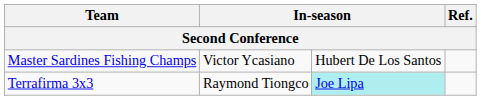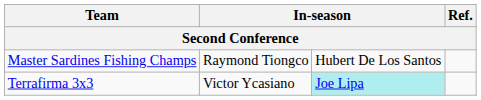(249, 60) Victor Ycasiano -> (256, 60) Raymond Tiongco
(256, 83) Raymond Tiongco -> (249, 83) Victor Ycasiano
